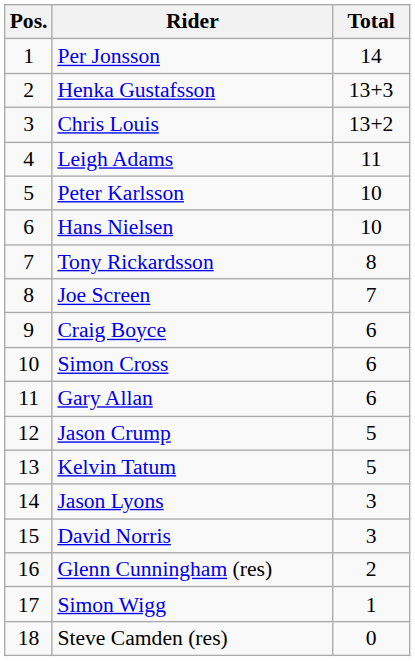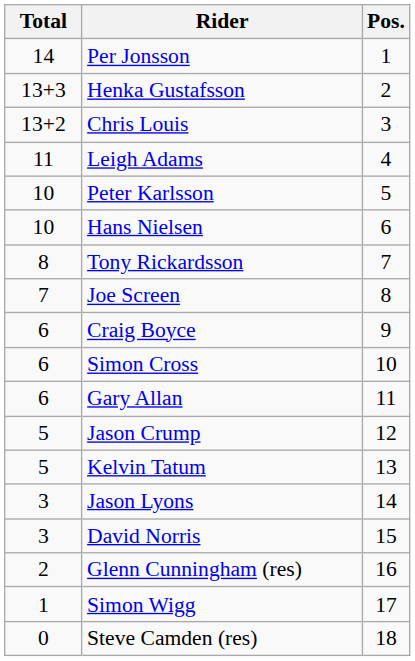columns swapped: (29, 21) <-> (371, 21)
